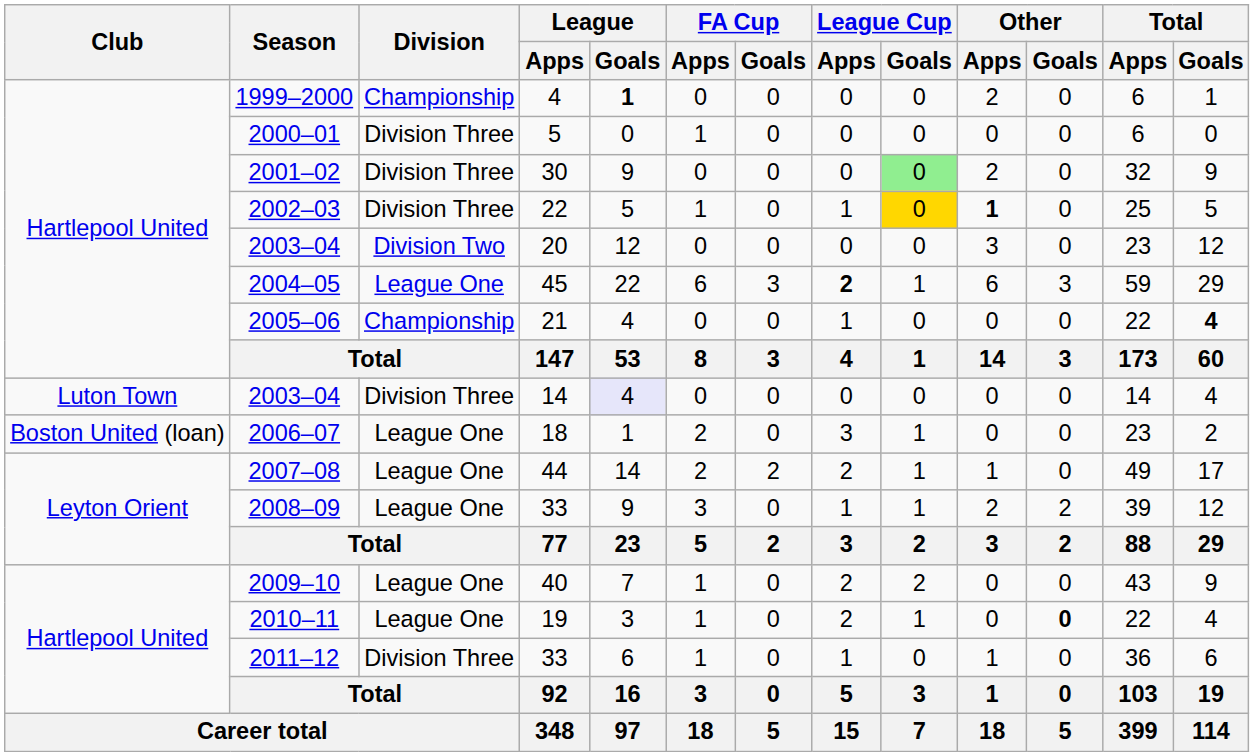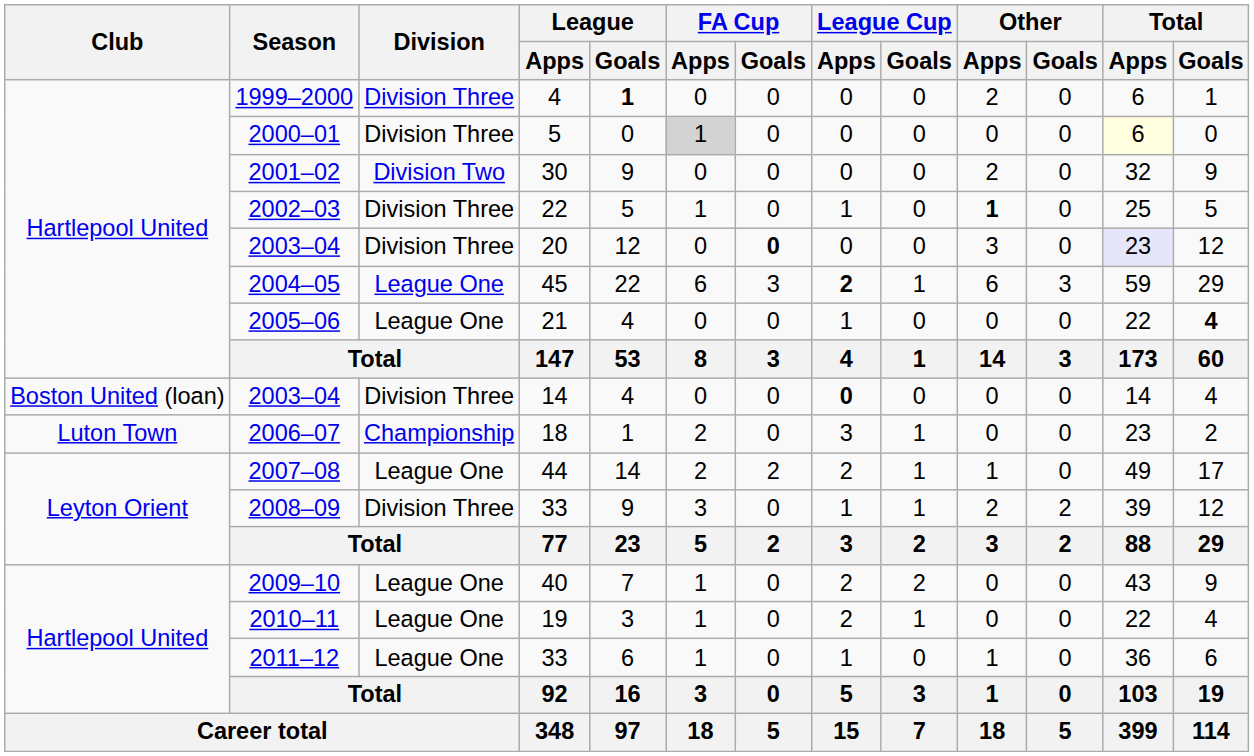(439, 97) Championship -> (439, 97) Division Three
(700, 135) no background -> (700, 135) lightgrey background
(1138, 135) no background -> (1138, 135) lightyellow background
(439, 172) Division Three -> (439, 172) Division Two
(919, 172) lightgreen background -> (919, 172) no background
(919, 209) gold background -> (919, 209) no background
(439, 246) Division Two -> (439, 246) Division Three
(773, 246) normal -> (773, 246) bold
(1138, 246) no background -> (1138, 246) lavender background
(439, 321) Championship -> (439, 321) League One
(117, 396) Luton Town -> (117, 396) Boston United (loan)
(628, 396) lavender background -> (628, 396) no background
(846, 396) normal -> (846, 396) bold
(117, 433) Boston United (loan) -> (117, 433) Luton Town
(439, 433) League One -> (439, 433) Championship
(439, 508) League One -> (439, 508) Division Three
(1065, 619) bold -> (1065, 619) normal
(439, 657) Division Three -> (439, 657) League One
